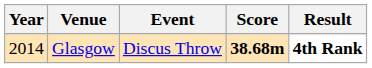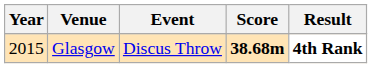(26, 48) 2014 -> (26, 48) 2015
